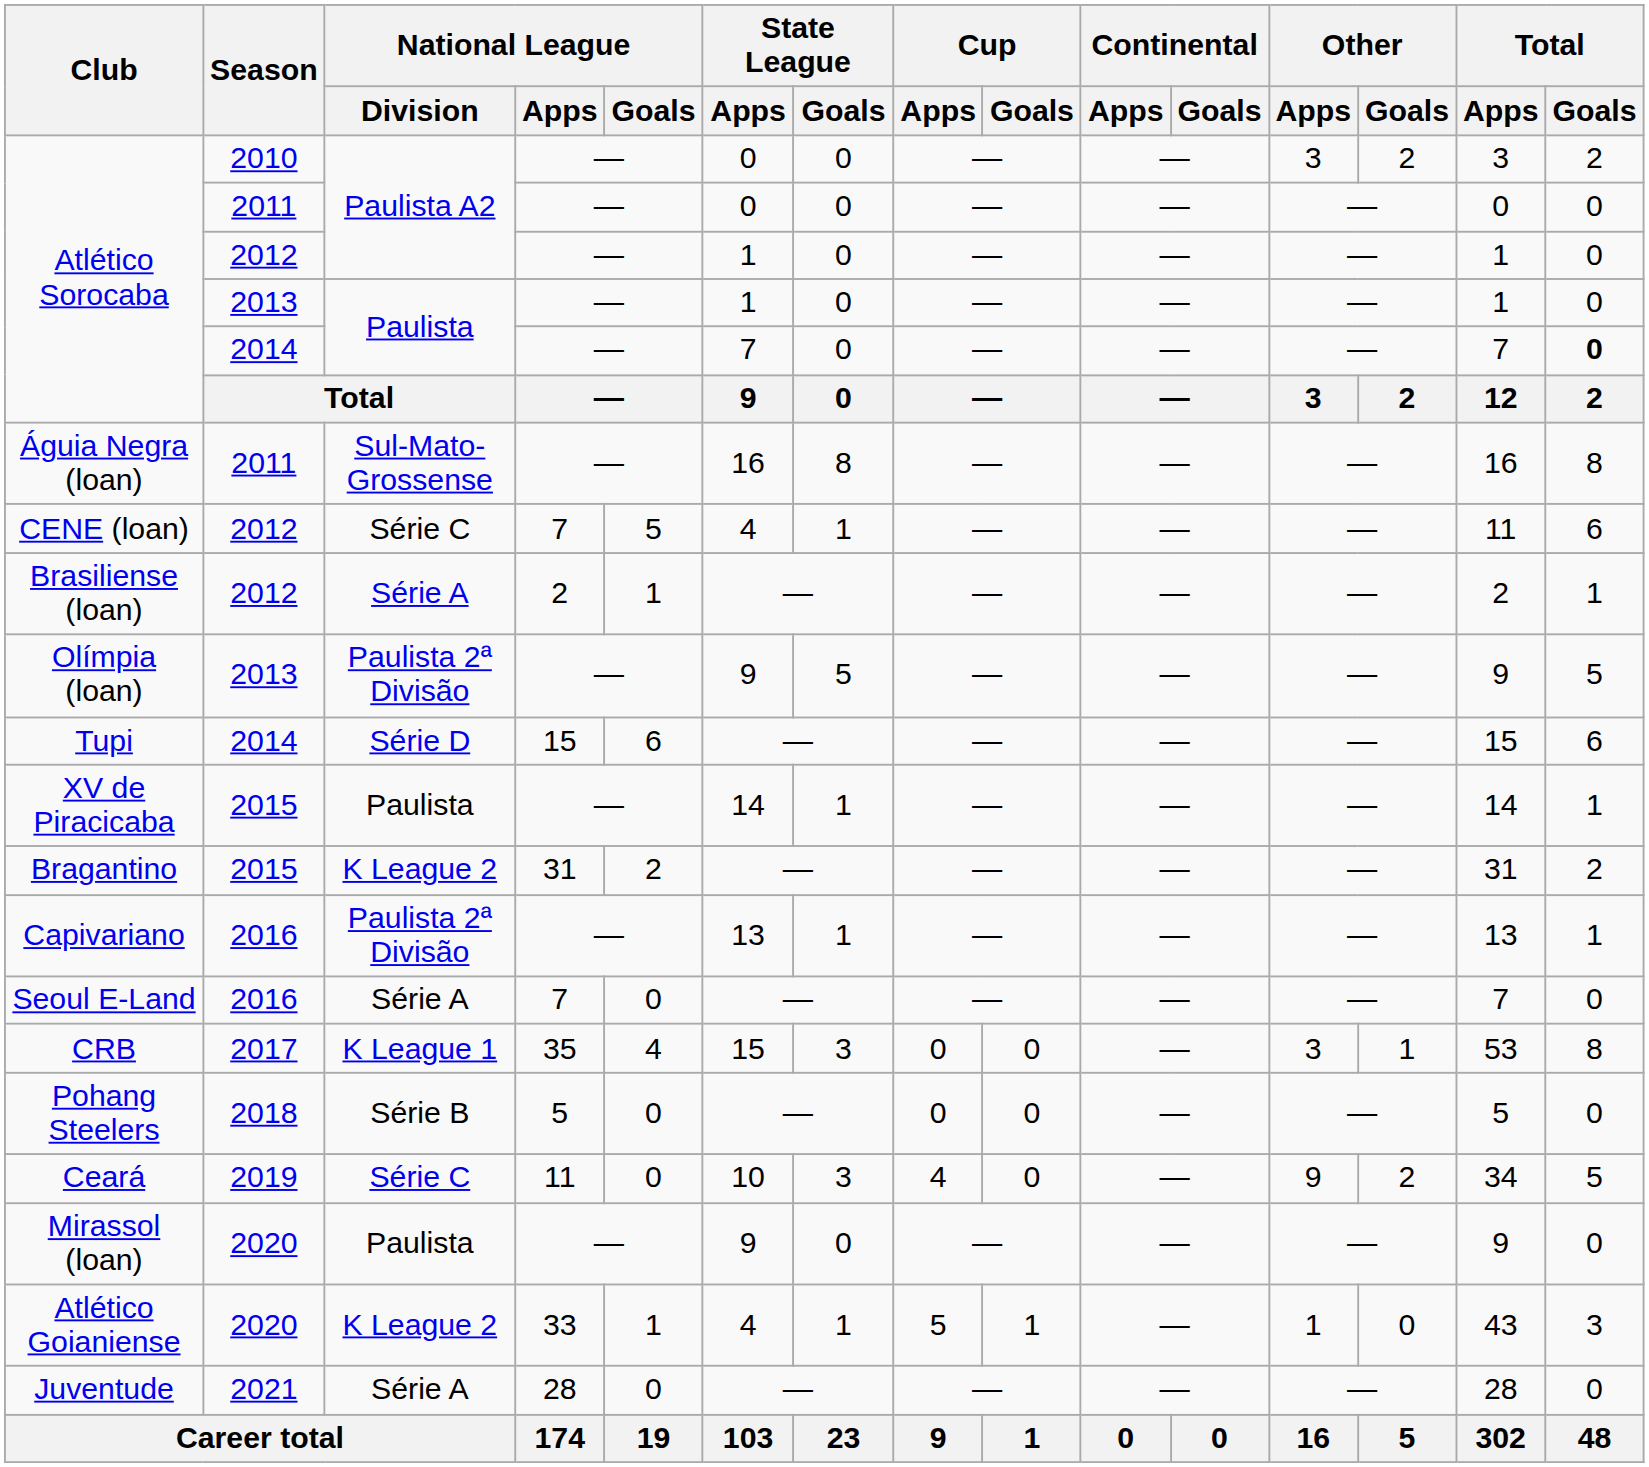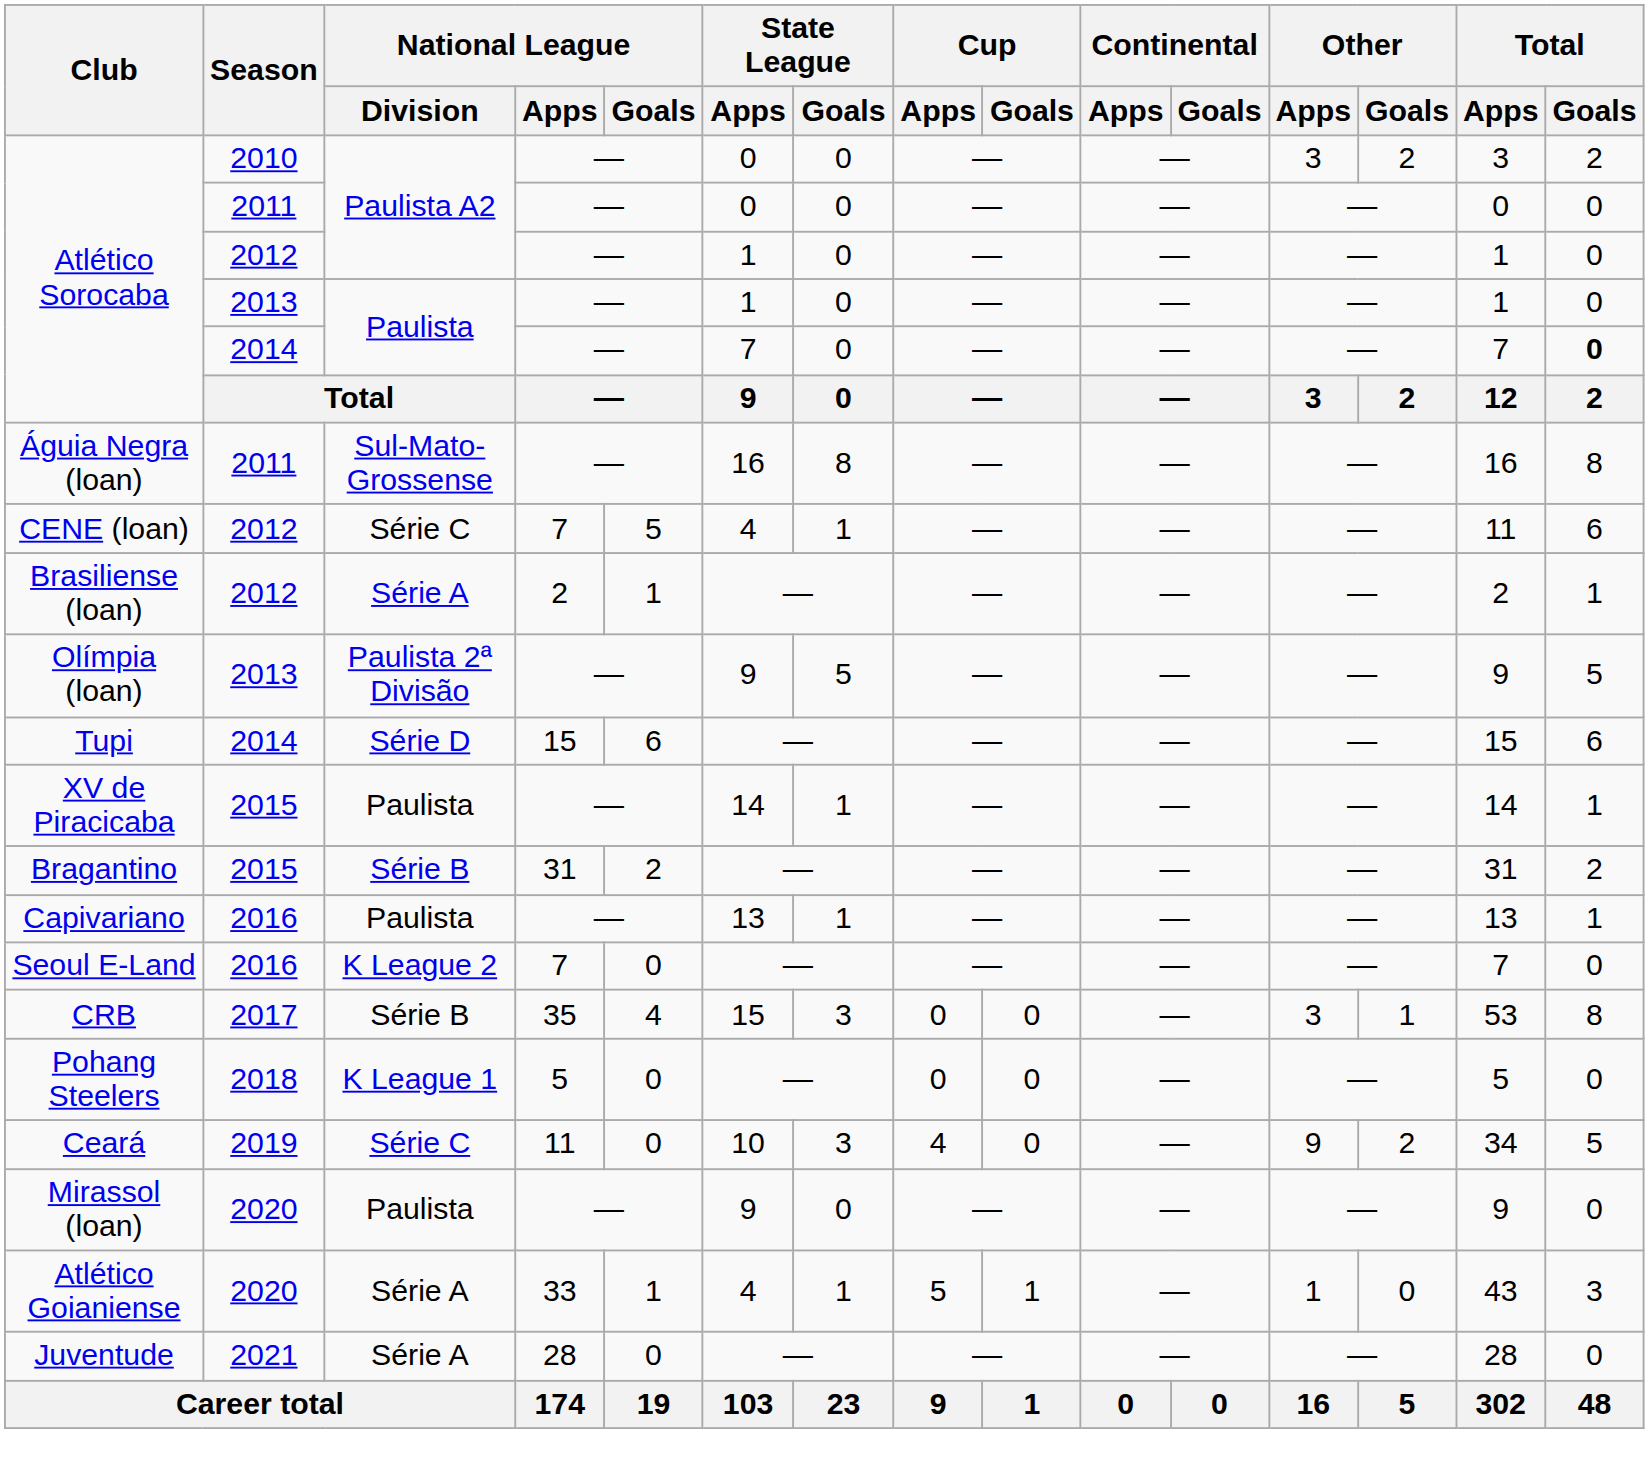(420, 870) K League 2 -> (420, 870) Série B
(420, 934) Paulista 2ª Divisão -> (420, 917) Paulista
(420, 999) Série A -> (420, 965) K League 2
(420, 1047) K League 1 -> (420, 1013) Série B
(420, 1112) Série B -> (420, 1078) K League 1
(420, 1324) K League 2 -> (420, 1290) Série A
